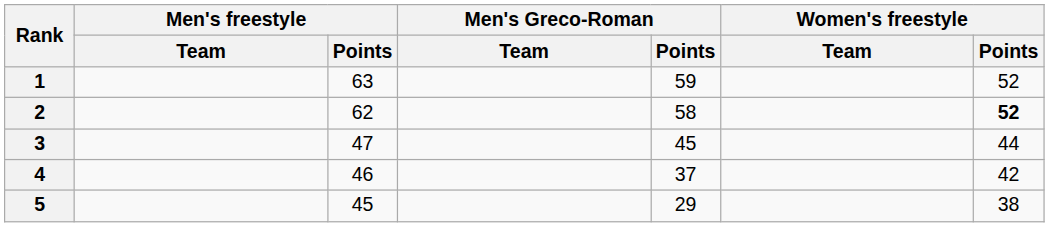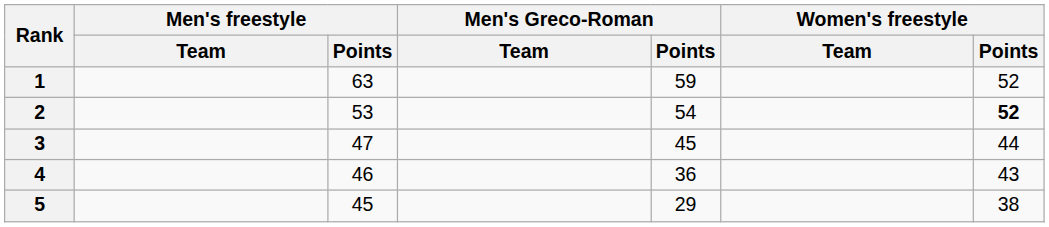(363, 112) 62 -> (363, 112) 53
(686, 112) 58 -> (686, 112) 54
(686, 174) 37 -> (686, 174) 36
(1009, 174) 42 -> (1009, 174) 43
